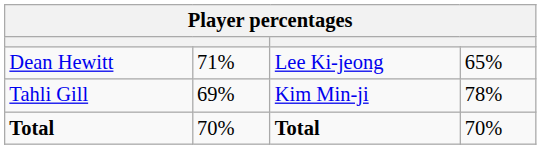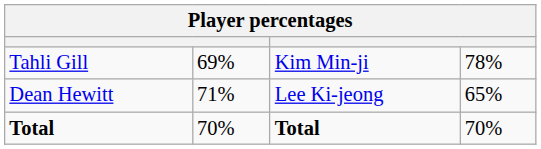rows swapped: (49, 95) <-> (61, 62)
